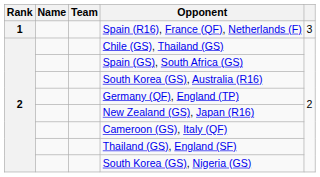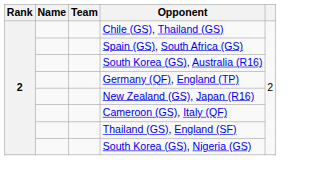- row: (202, 29)
